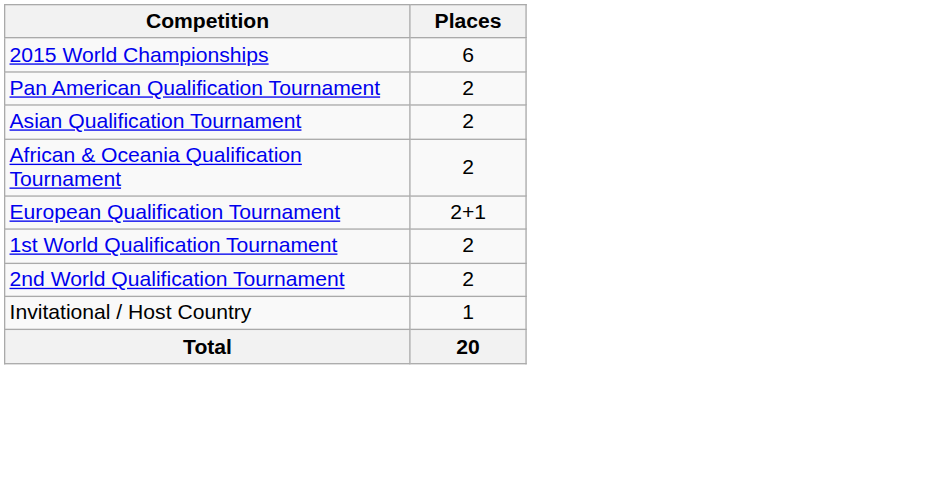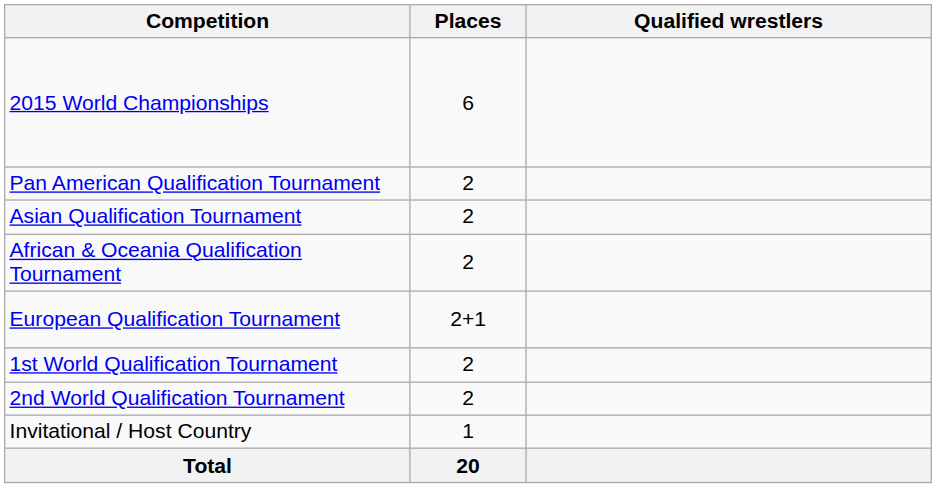+ column: (729, 21)
